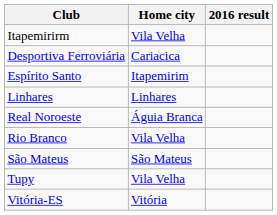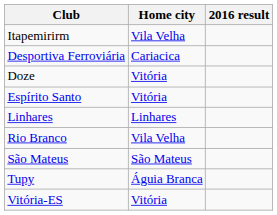+ row: (21, 76)
(160, 76) Itapemirim -> (149, 96) Vitória
- row: (44, 117)
(158, 179) Vila Velha -> (167, 179) Águia Branca
